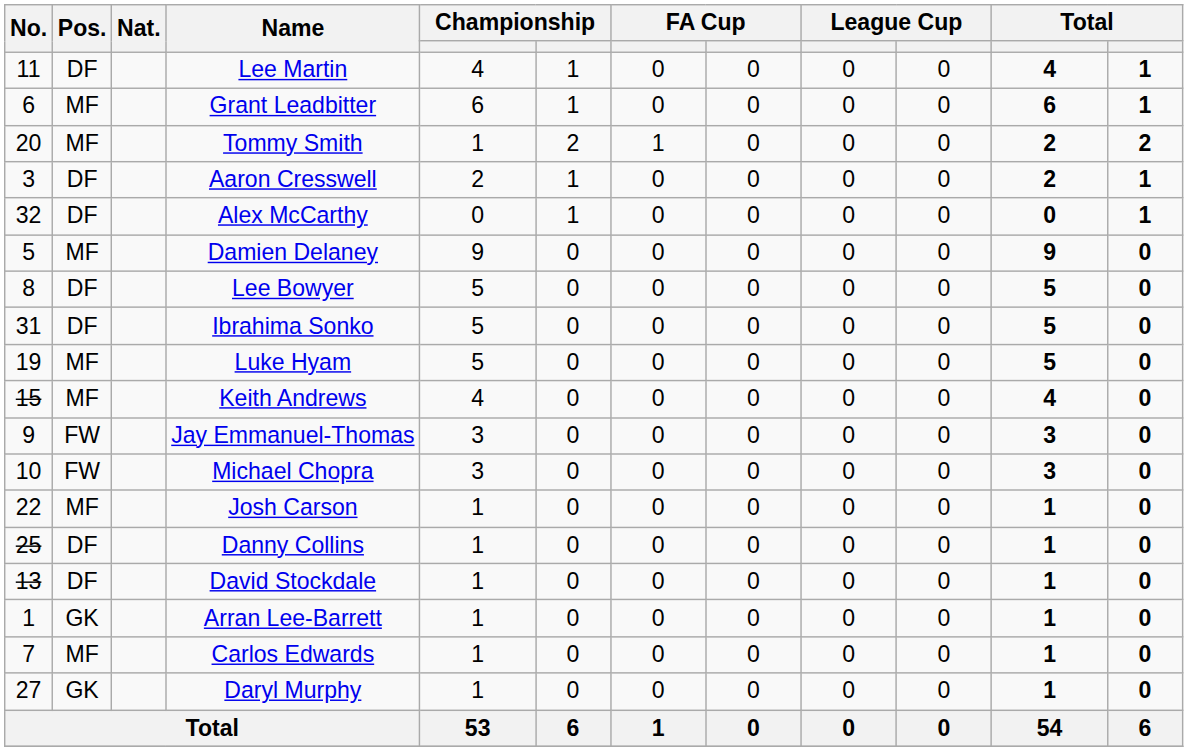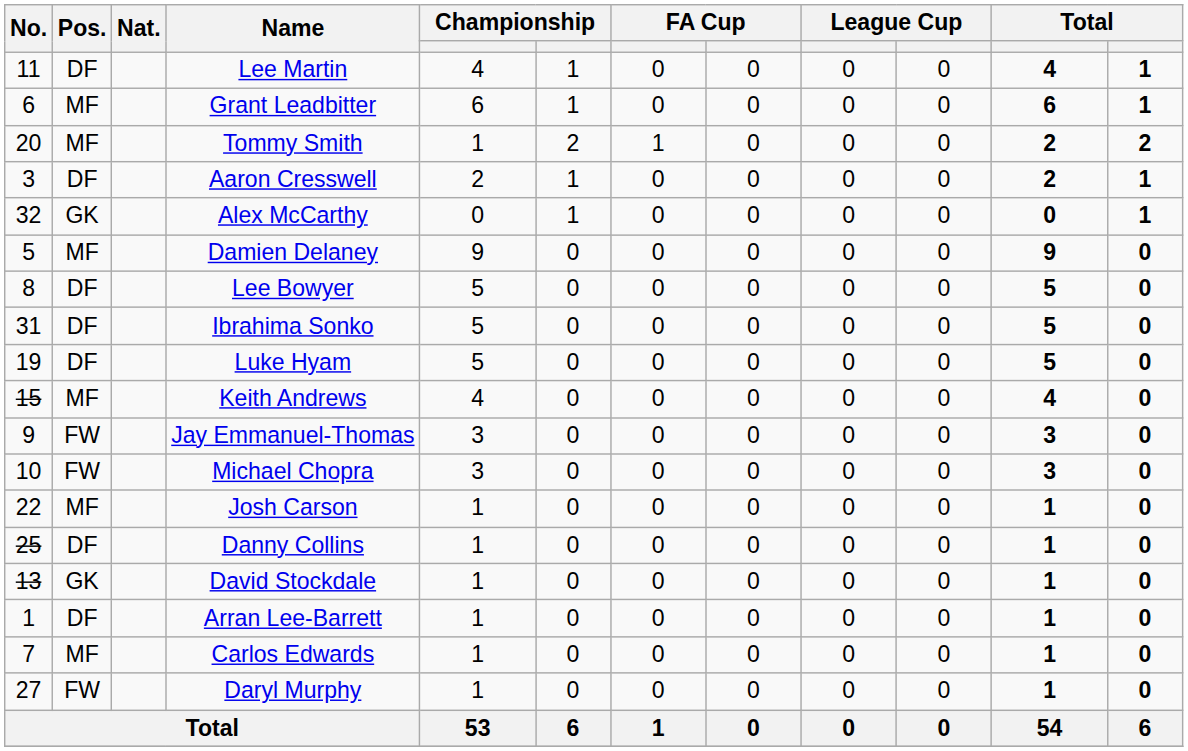(82, 216) DF -> (82, 216) GK
(82, 362) MF -> (82, 362) DF
(82, 581) DF -> (82, 581) GK
(82, 618) GK -> (82, 618) DF
(82, 691) GK -> (82, 691) FW
